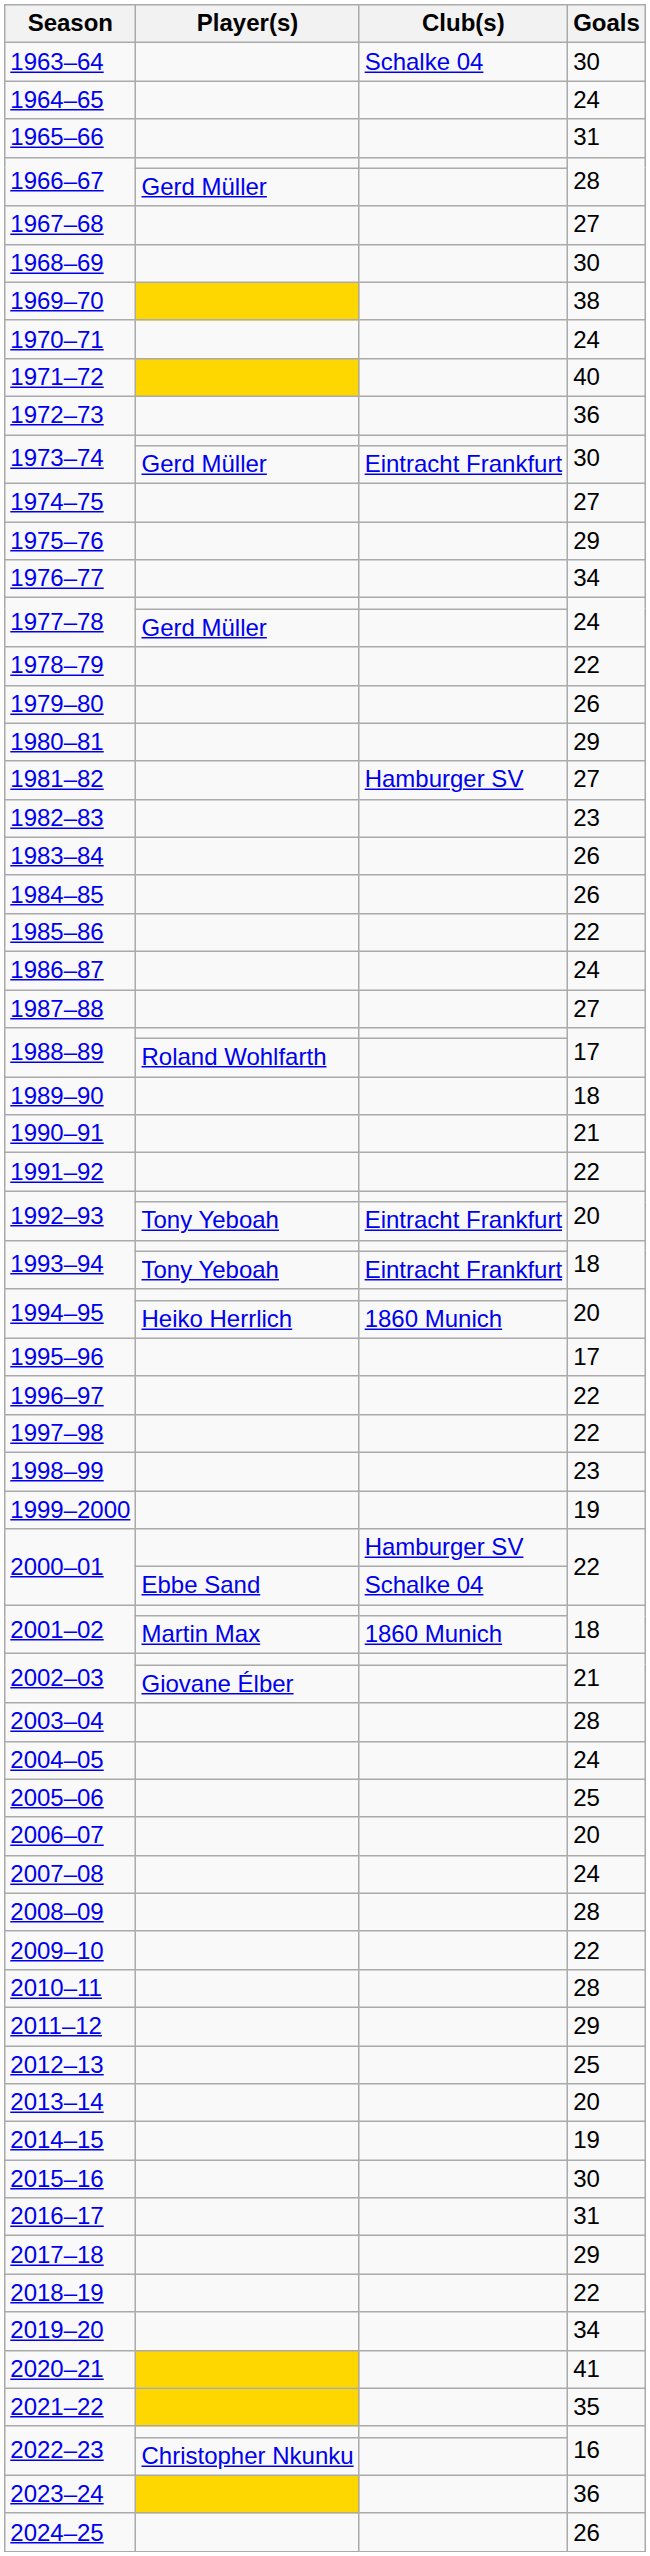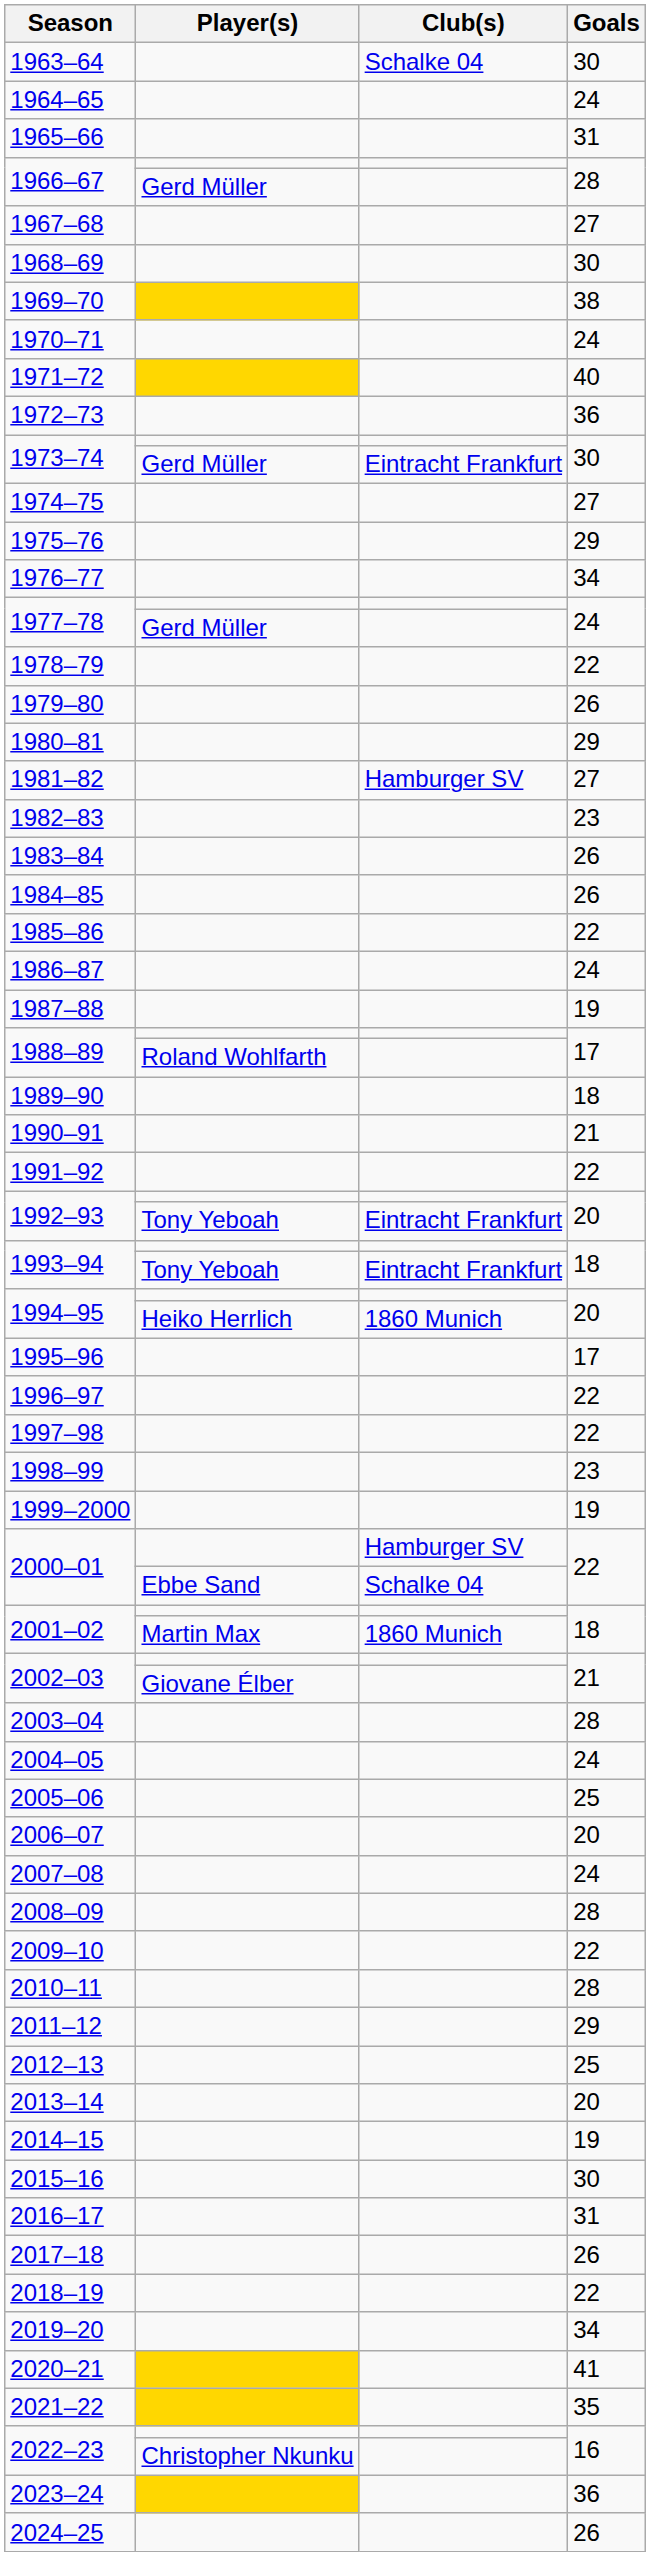(586, 1008) 27 -> (586, 1008) 19
(586, 2254) 29 -> (586, 2254) 26
